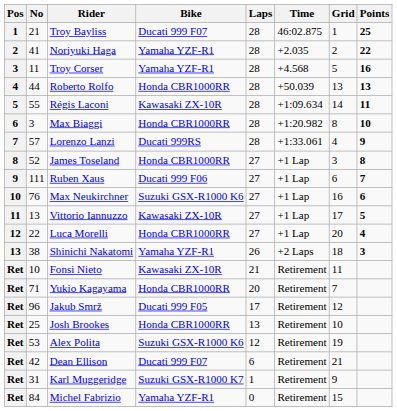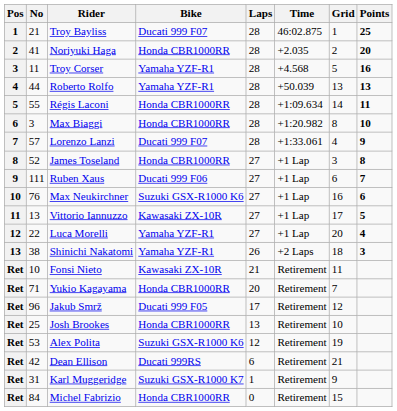(176, 50) Yamaha YZF-R1 -> (184, 50) Honda CBR1000RR
(365, 50) 22 -> (365, 50) 20
(184, 87) Honda CBR1000RR -> (176, 87) Yamaha YZF-R1
(180, 105) Kawasaki ZX-10R -> (184, 105) Honda CBR1000RR
(170, 141) Ducati 999RS -> (173, 141) Ducati 999 F07
(184, 233) Honda CBR1000RR -> (176, 233) Yamaha YZF-R1
(173, 361) Ducati 999 F07 -> (170, 361) Ducati 999RS
(176, 398) Yamaha YZF-R1 -> (184, 398) Honda CBR1000RR
